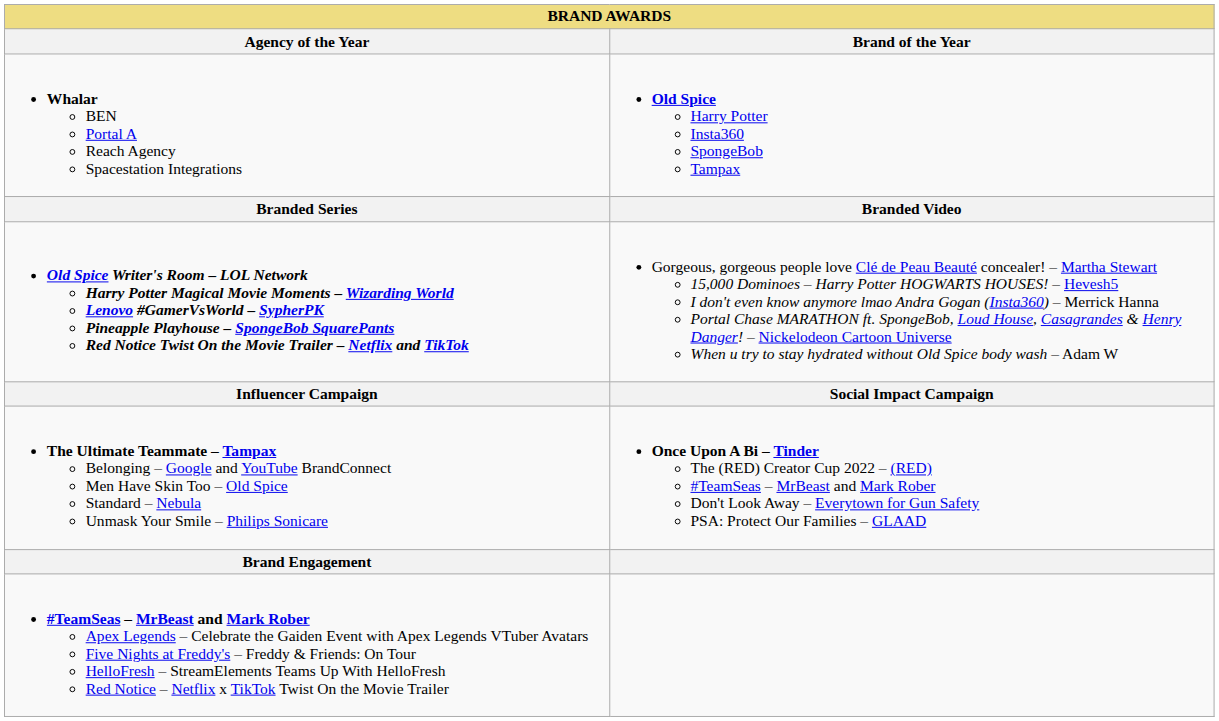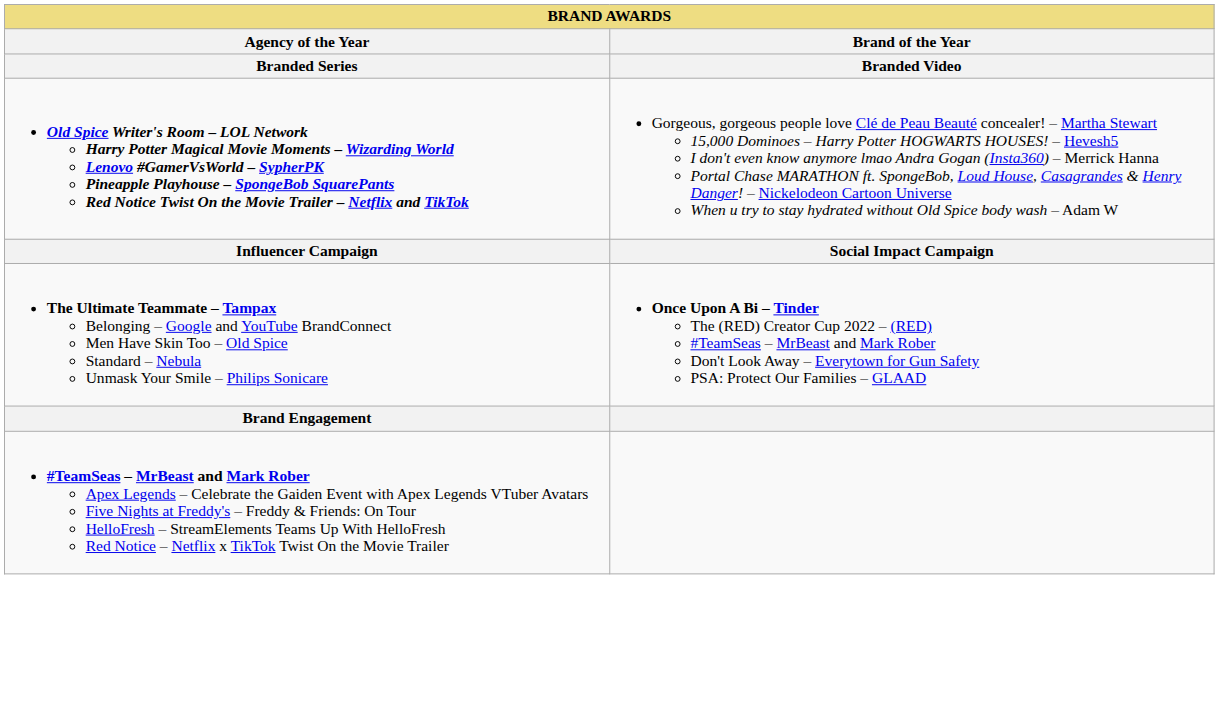- row: (307, 134)
